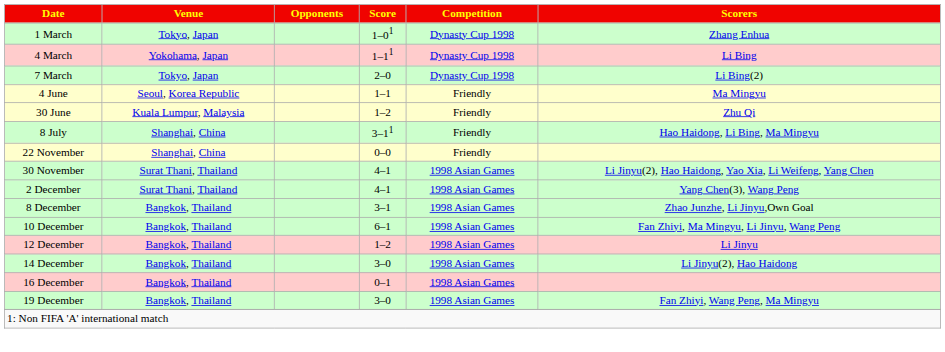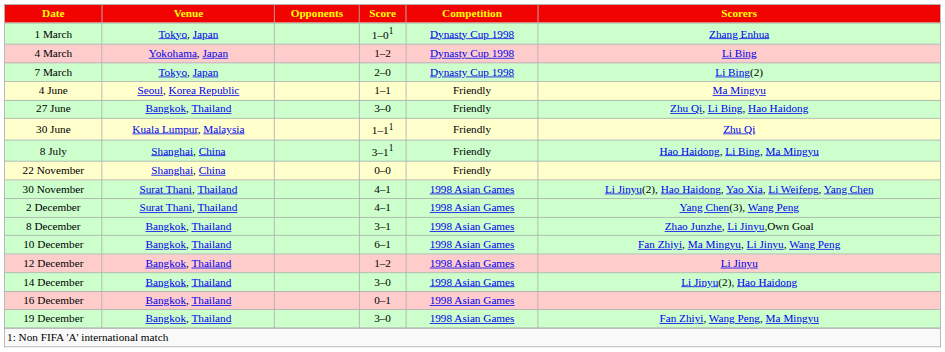(383, 55) 1–11 -> (383, 54) 1–2
+ row: (53, 109)
(383, 112) 1–2 -> (383, 129) 1–11
